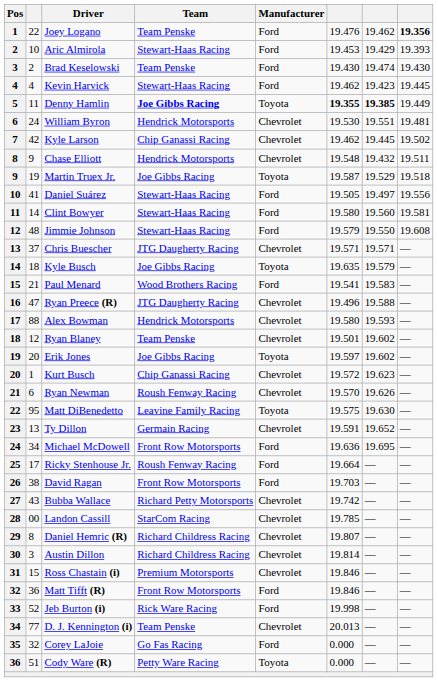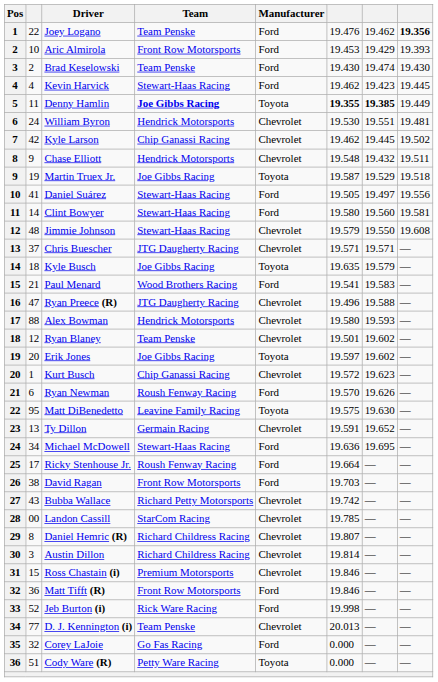(184, 49) Stewart-Haas Racing -> (189, 49) Front Row Motorsports
(269, 230) Ford -> (280, 230) Chevrolet
(280, 392) Chevrolet -> (269, 392) Ford
(189, 446) Front Row Motorsports -> (184, 446) Stewart-Haas Racing
